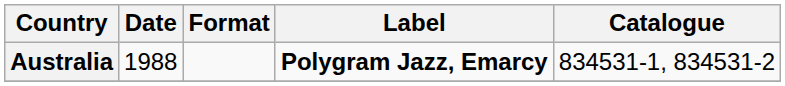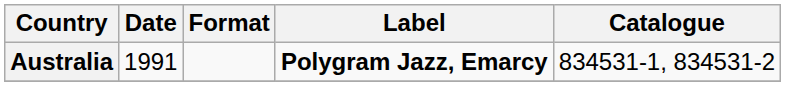(151, 61) 1988 -> (151, 61) 1991
